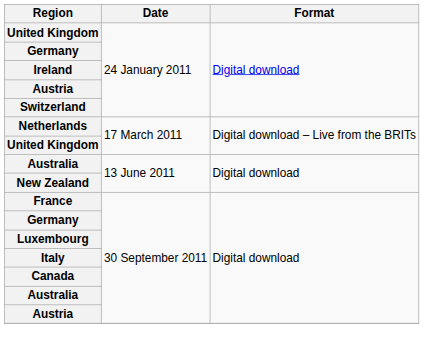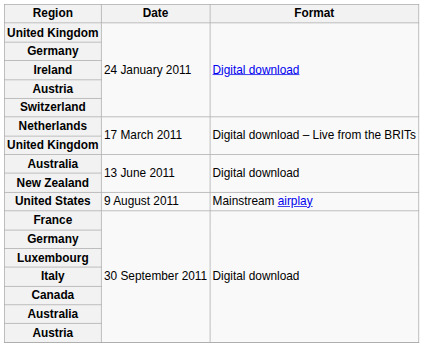+ row: (53, 201)
